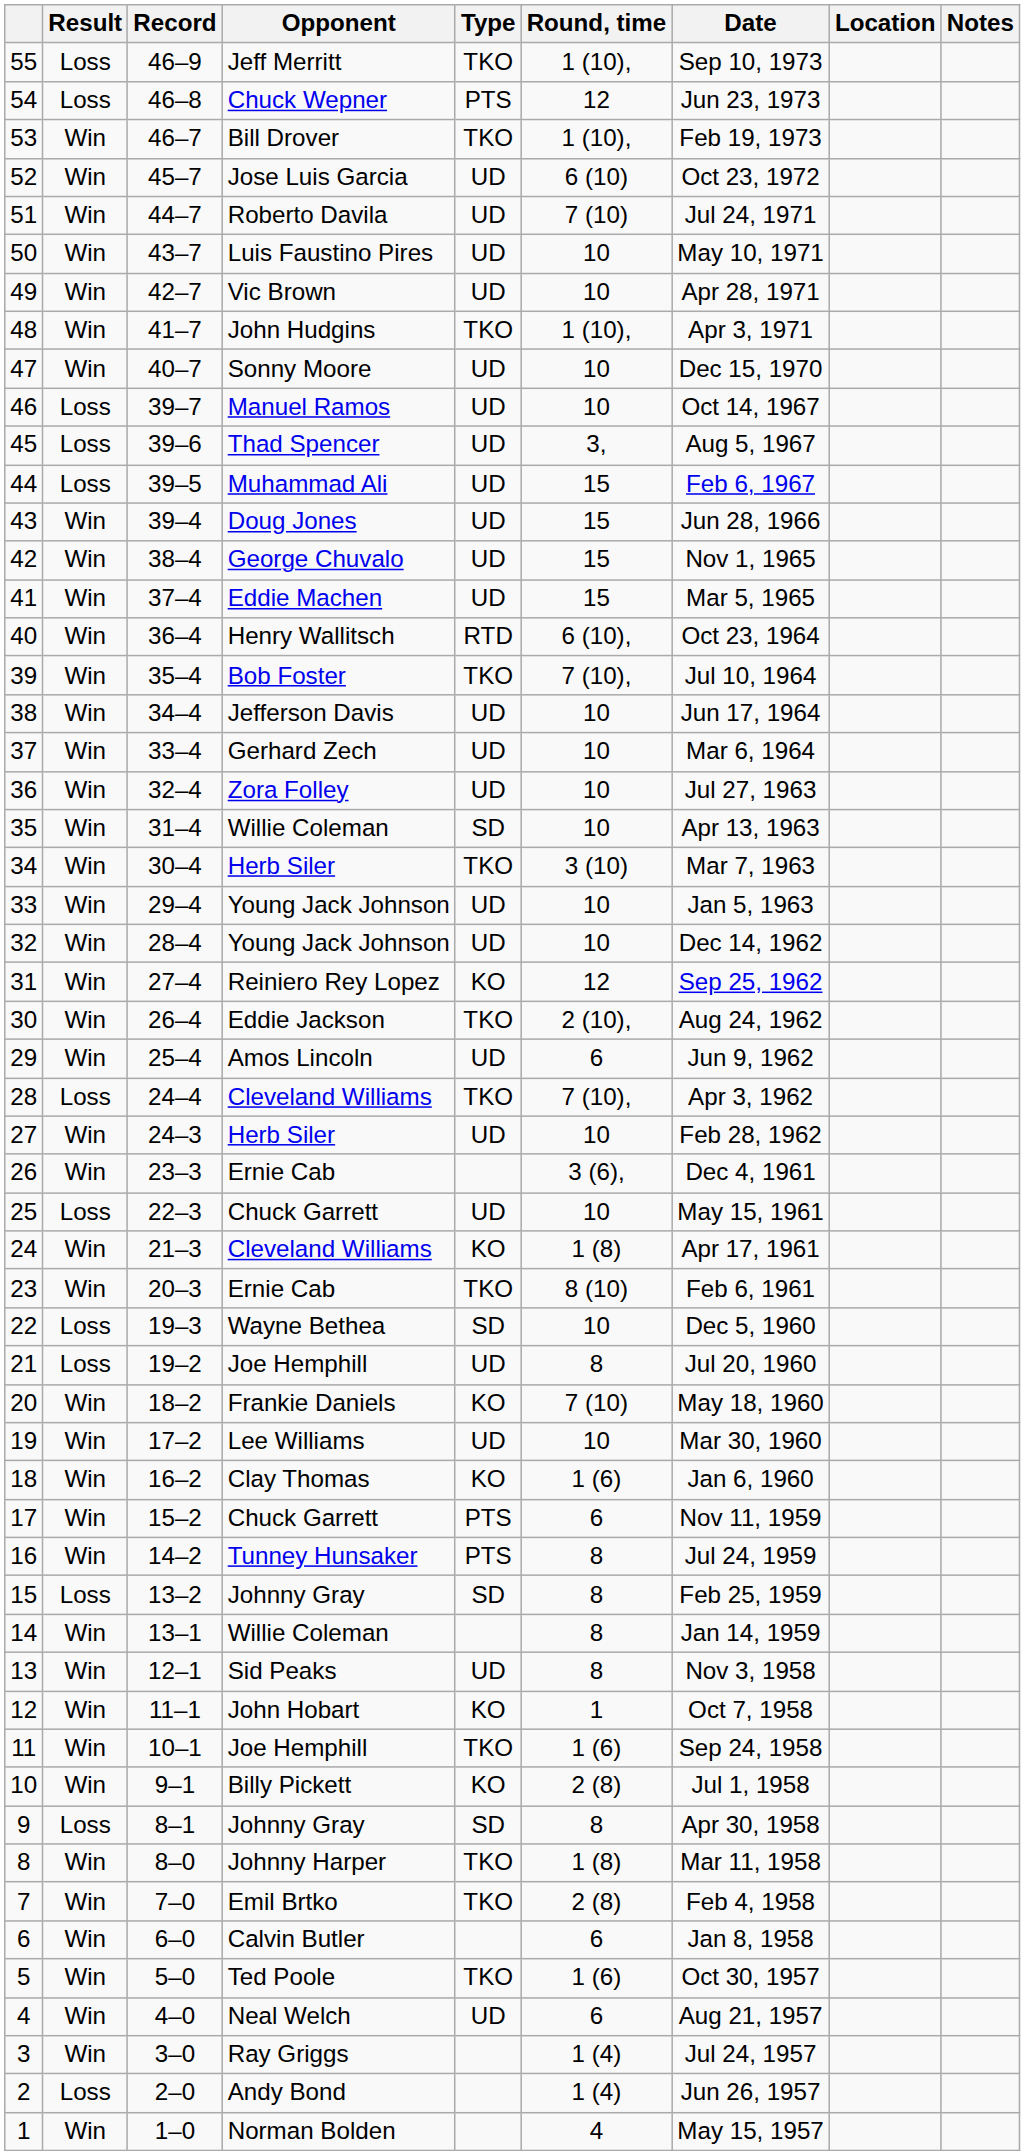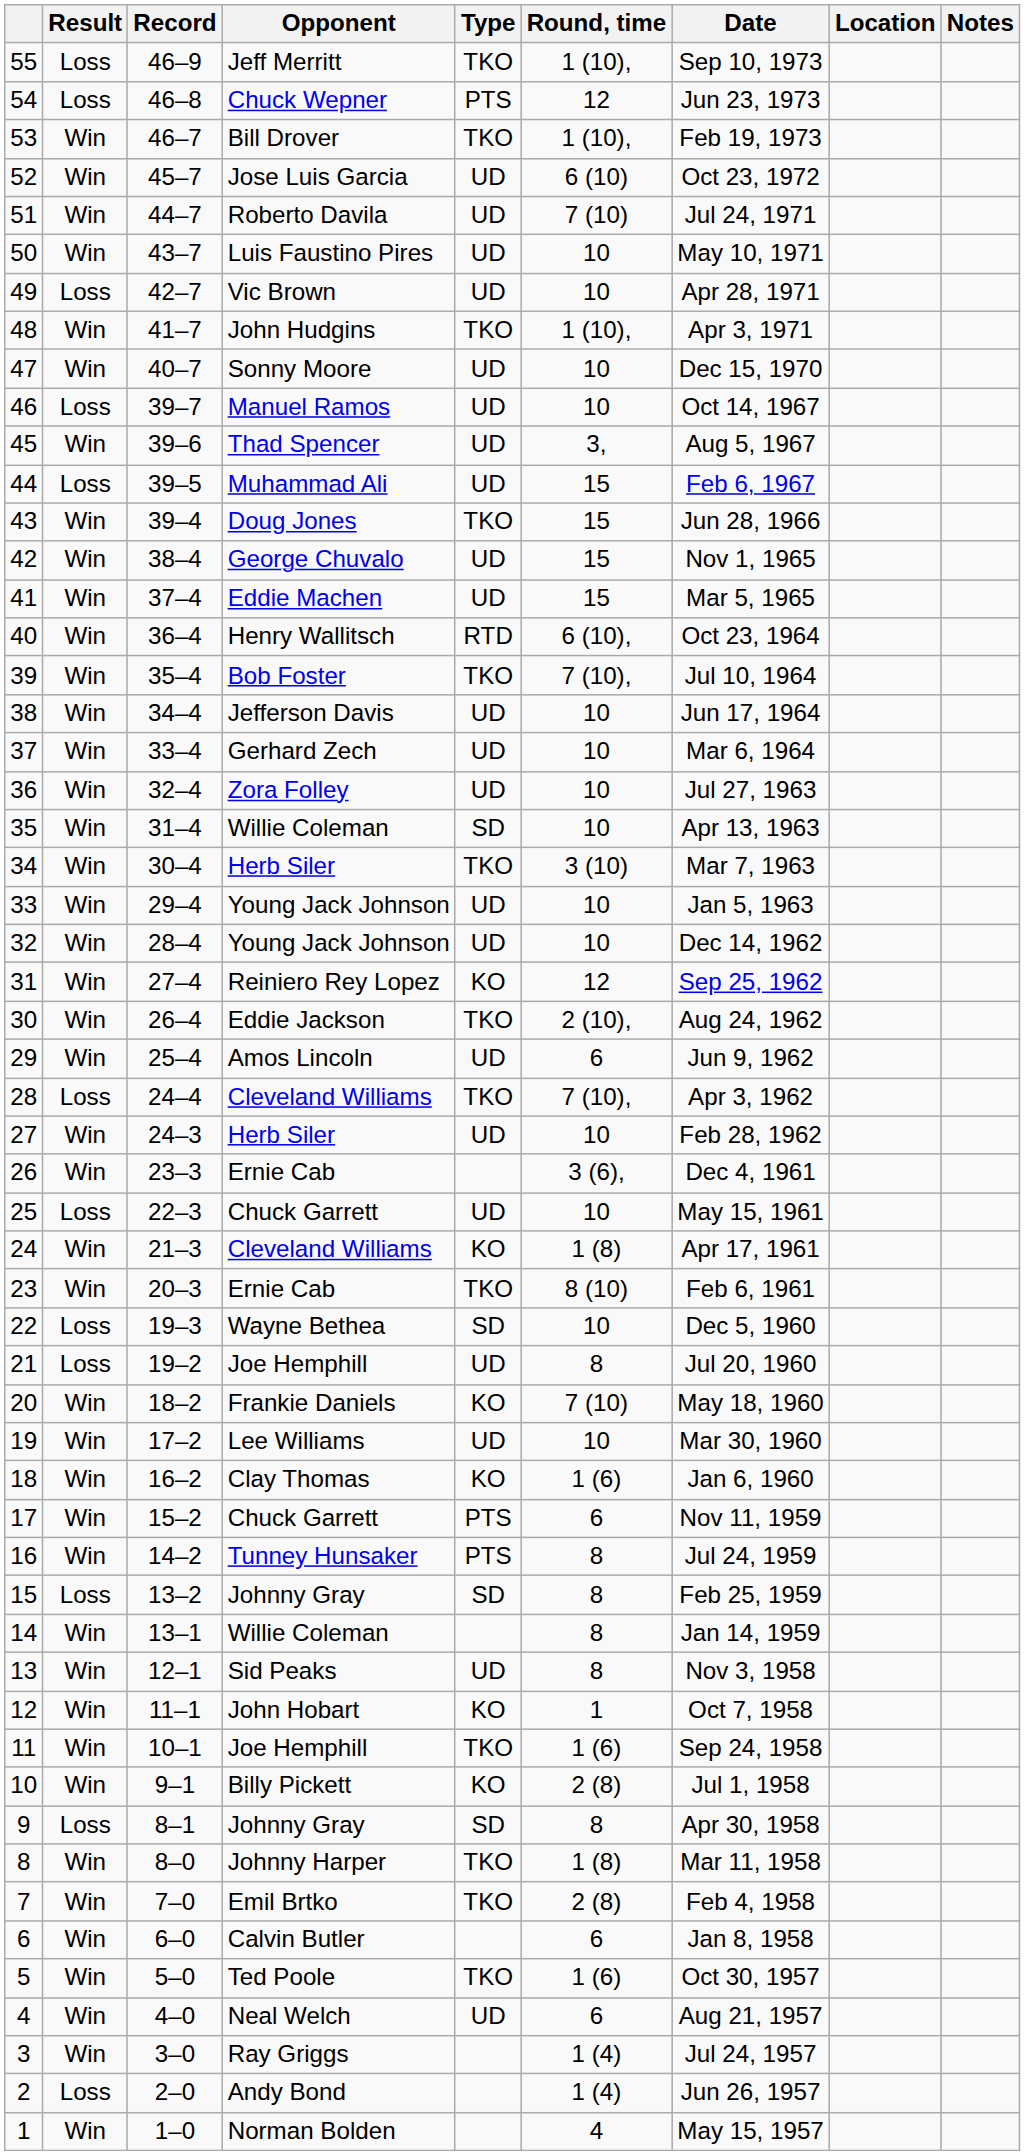(85, 291) Win -> (85, 291) Loss
(85, 445) Loss -> (85, 445) Win
(488, 521) UD -> (488, 521) TKO
